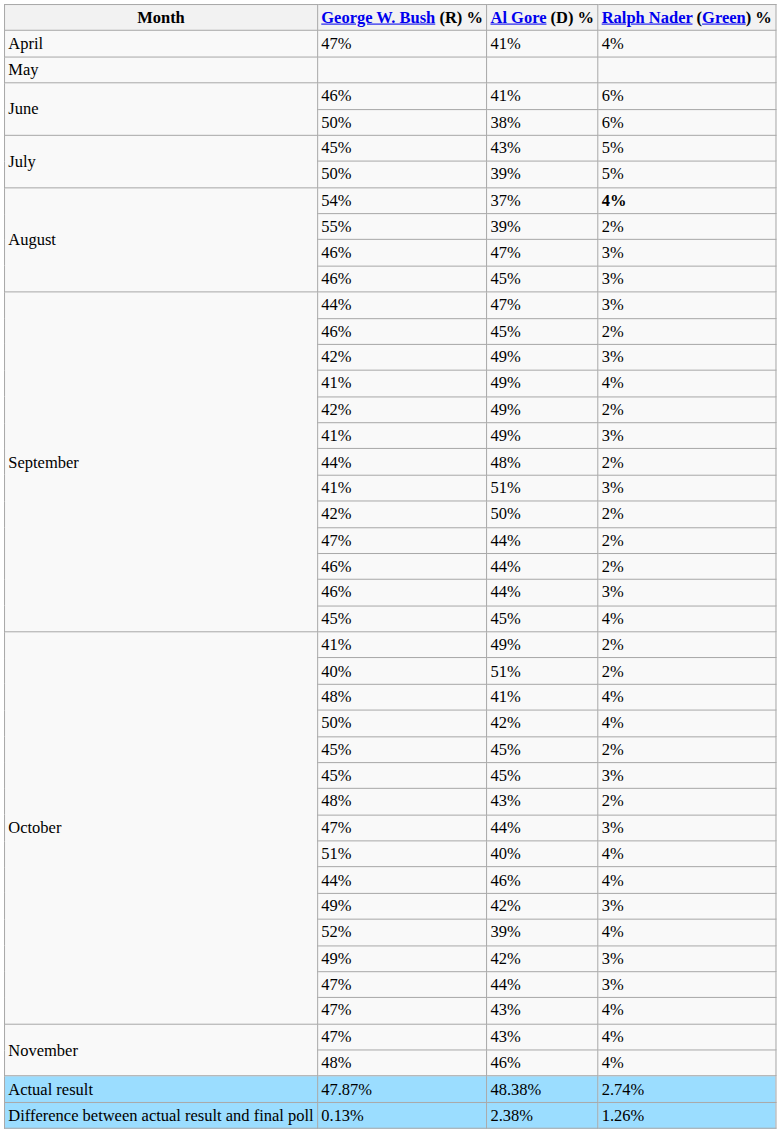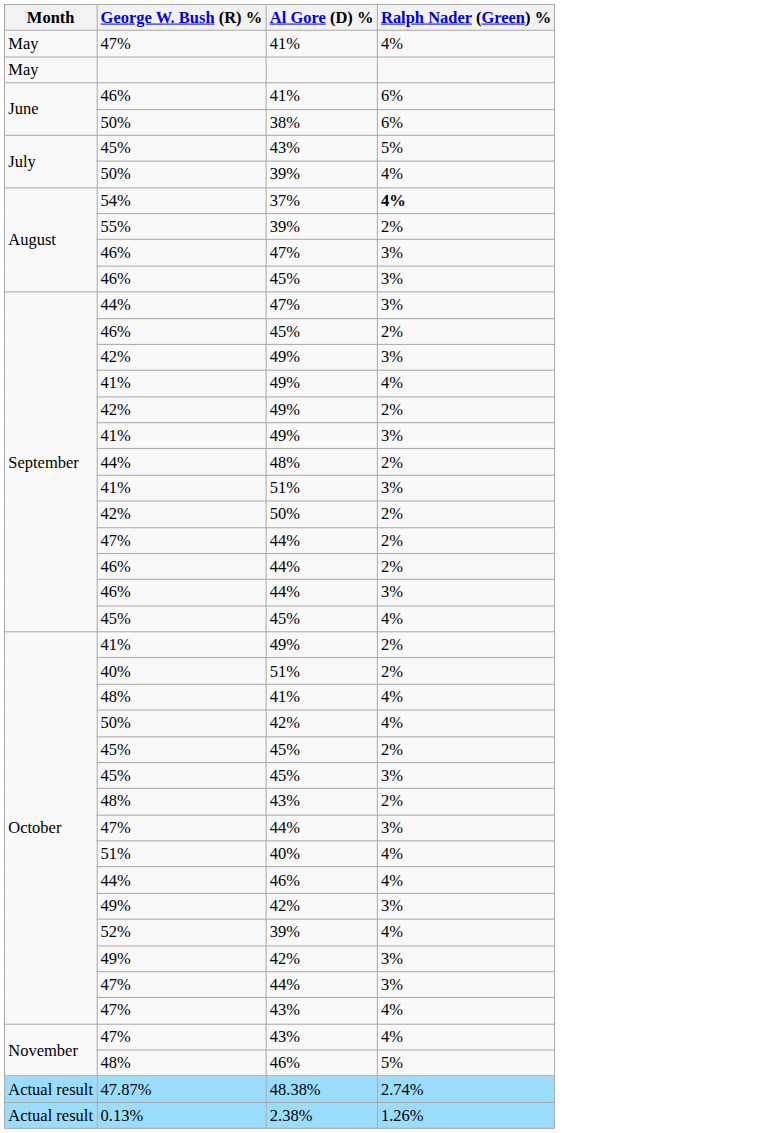(26, 43) April -> (23, 43) May
(613, 174) 5% -> (392, 174) 4%
(613, 1063) 4% -> (392, 1063) 5%
(161, 1115) Difference between actual result and final poll -> (51, 1115) Actual result
